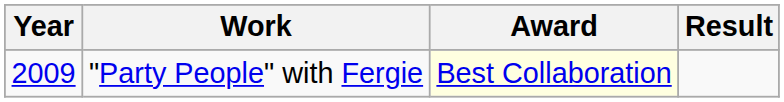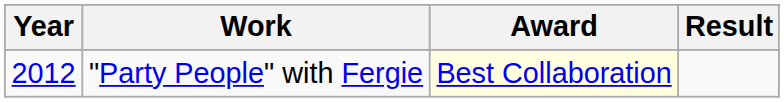(44, 73) 2009 -> (44, 73) 2012
